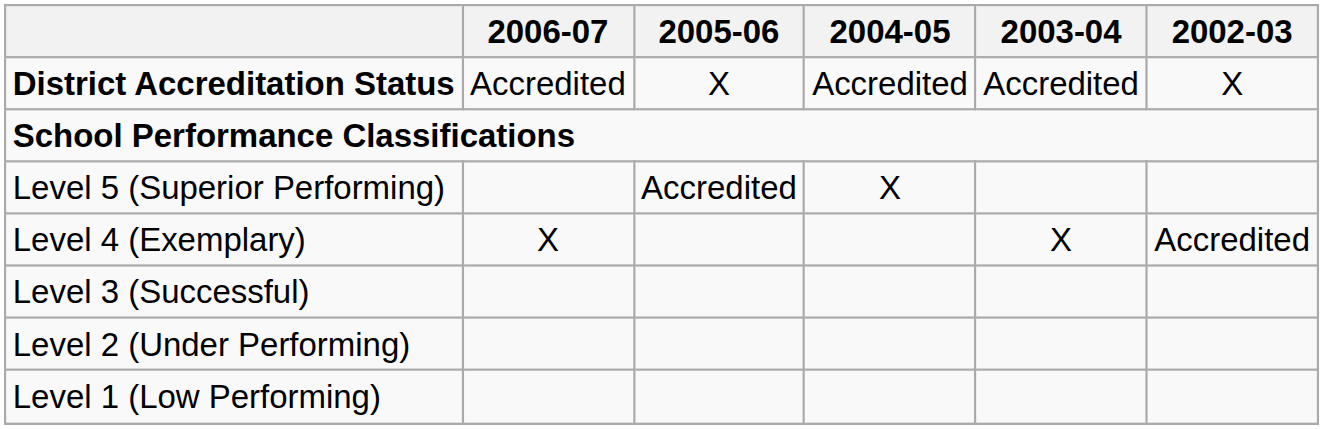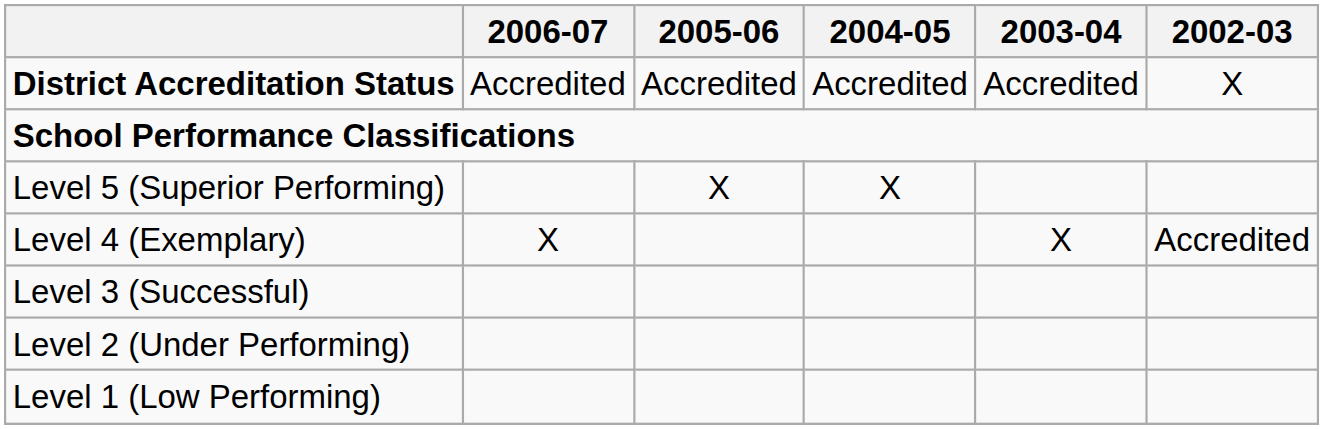(719, 84) X -> (719, 84) Accredited
(719, 188) Accredited -> (719, 188) X
